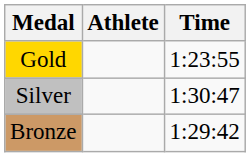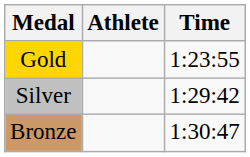(205, 95) 1:30:47 -> (205, 95) 1:29:42
(205, 132) 1:29:42 -> (205, 132) 1:30:47
